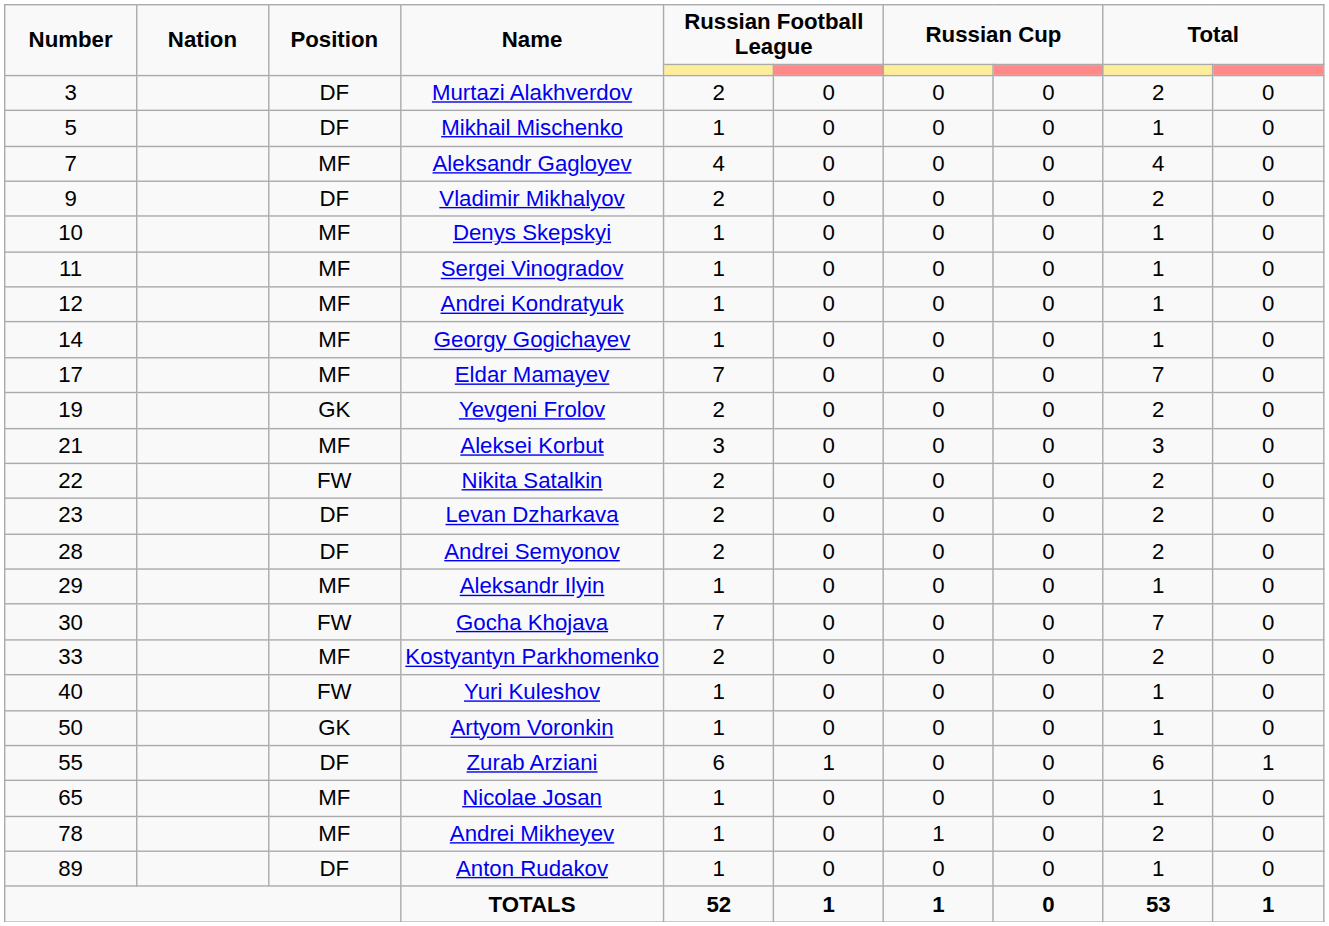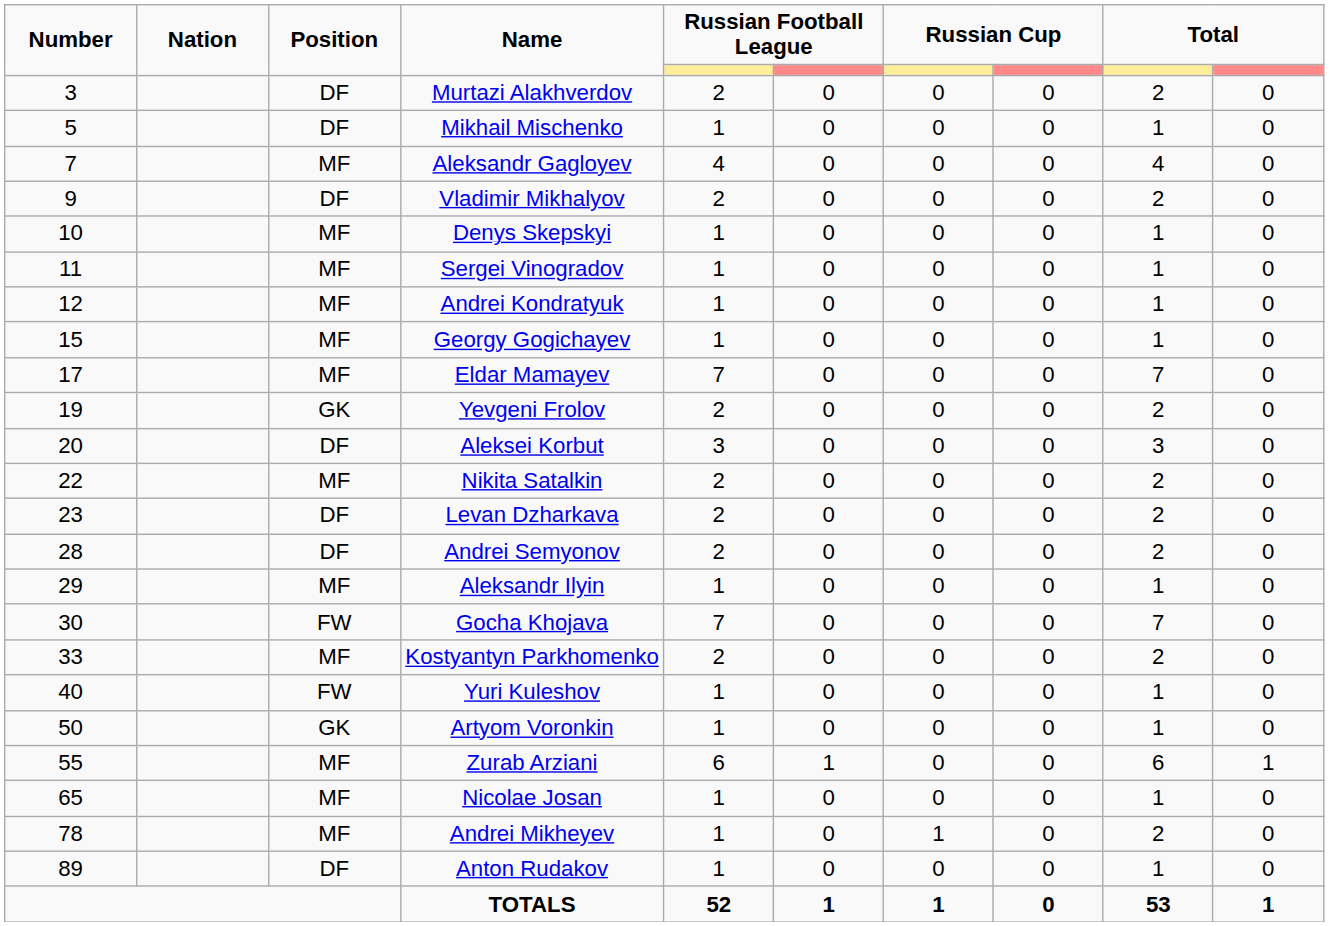(71, 339) 14 -> (71, 339) 15
(71, 445) 21 -> (71, 445) 20
(334, 445) MF -> (334, 445) DF
(334, 480) FW -> (334, 480) MF
(334, 762) DF -> (334, 762) MF
